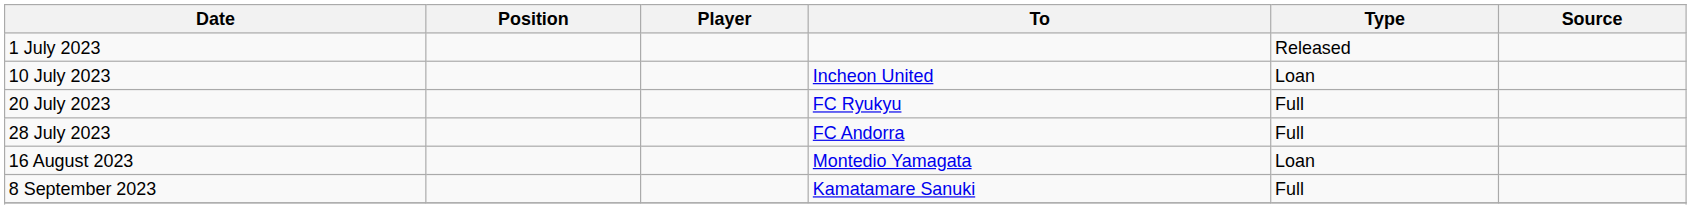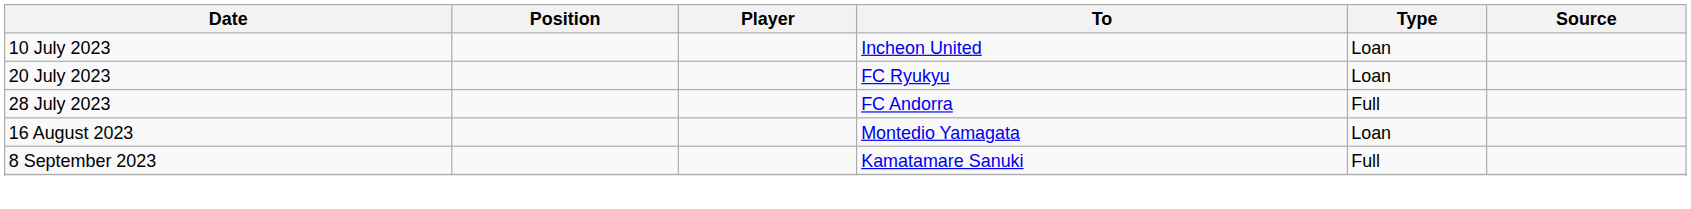- row: (55, 47)
(1289, 104) Full -> (1371, 76) Loan
